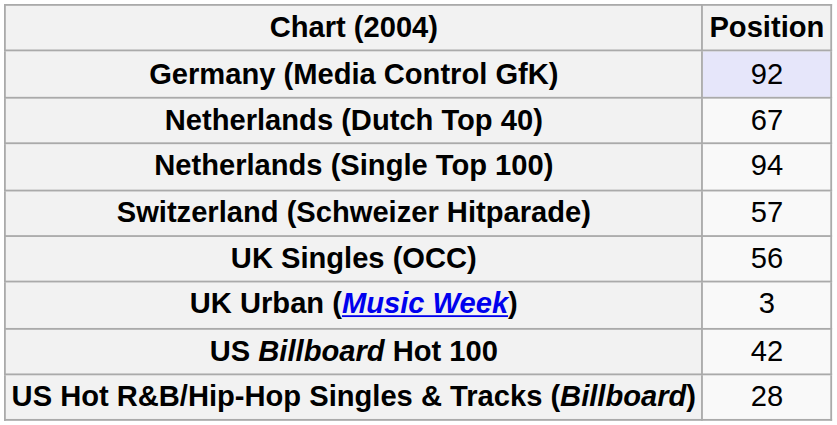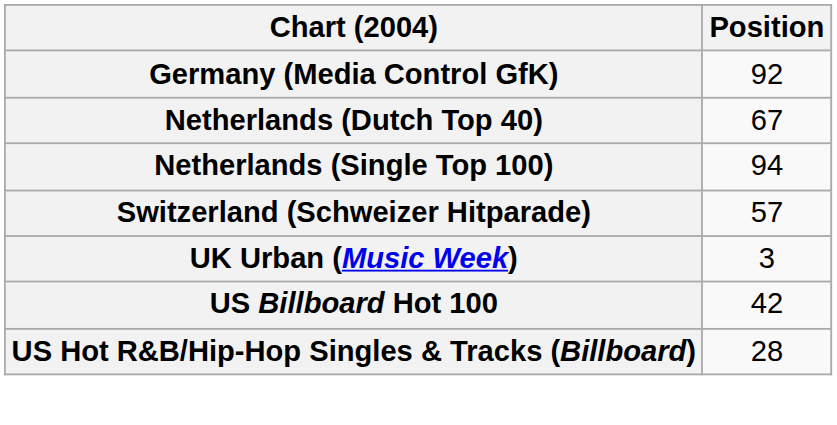(767, 73) lavender background -> (767, 73) no background
- row: (354, 258)
